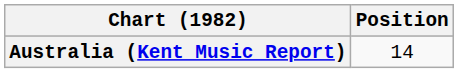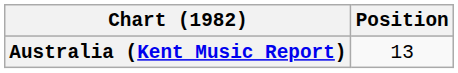(402, 52) 14 -> (402, 52) 13
